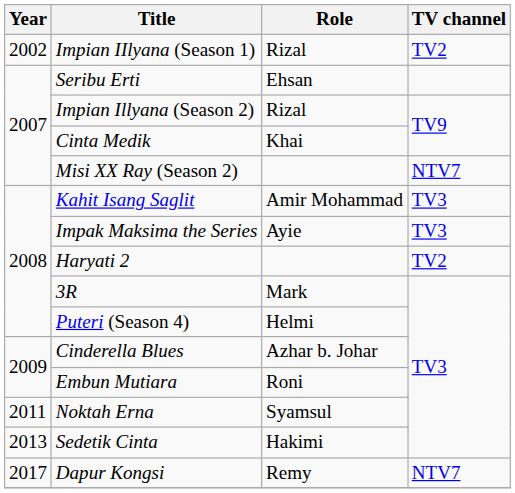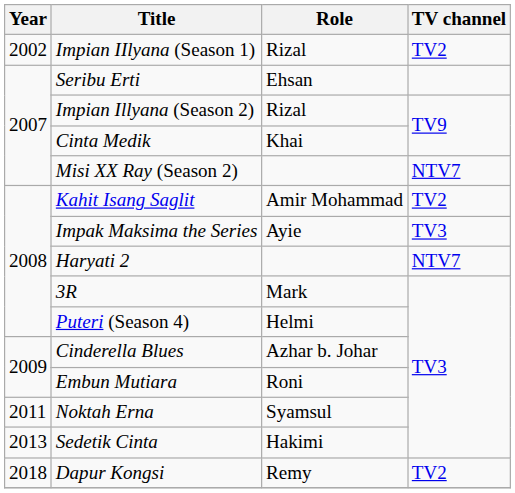(429, 200) TV3 -> (429, 200) TV2
(429, 261) TV2 -> (436, 261) NTV7
(28, 472) 2017 -> (28, 472) 2018
(436, 472) NTV7 -> (429, 472) TV2
